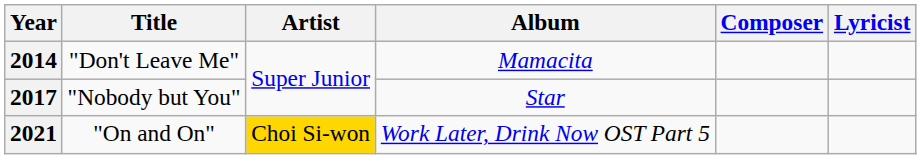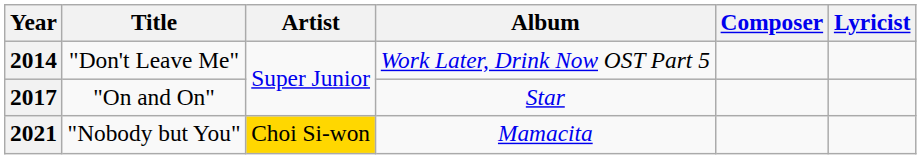(545, 60) Mamacita -> (545, 60) Work Later, Drink Now OST Part 5
(154, 97) "Nobody but You" -> (154, 97) "On and On"
(154, 134) "On and On" -> (154, 134) "Nobody but You"
(545, 134) Work Later, Drink Now OST Part 5 -> (545, 134) Mamacita
